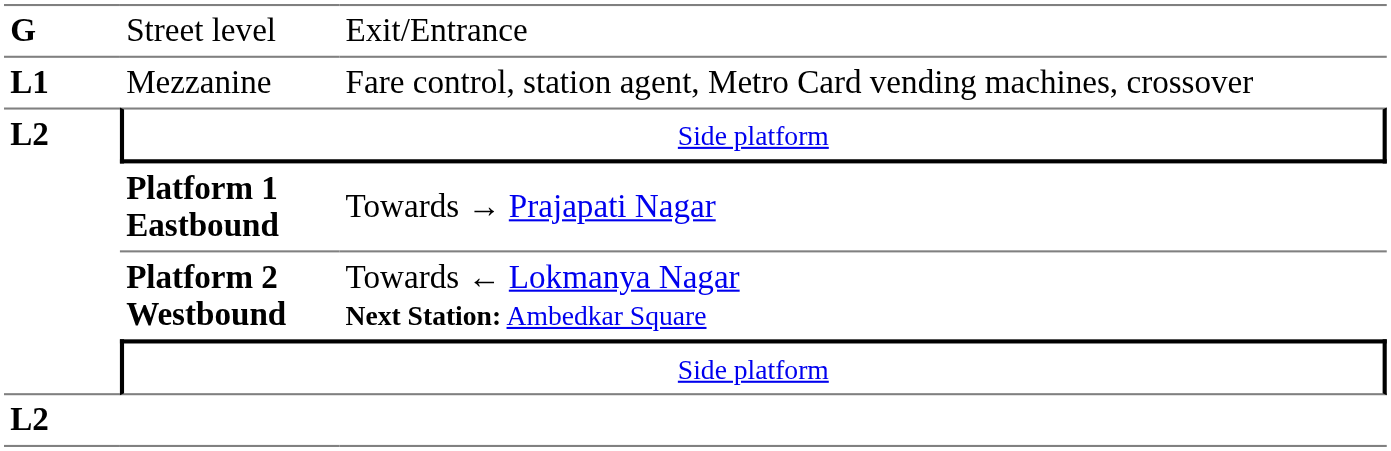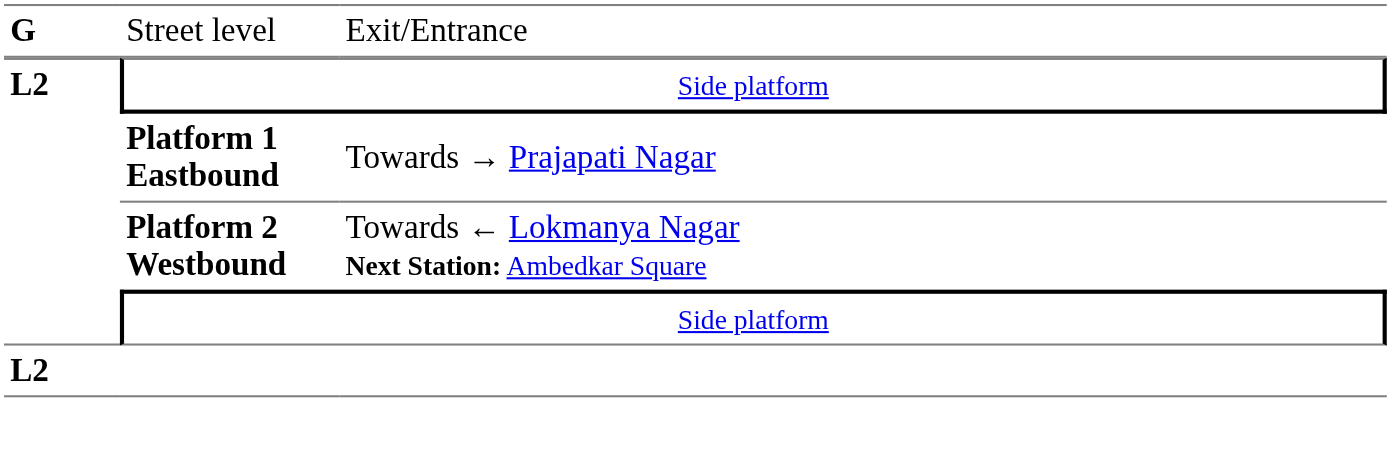- row: (199, 82)
